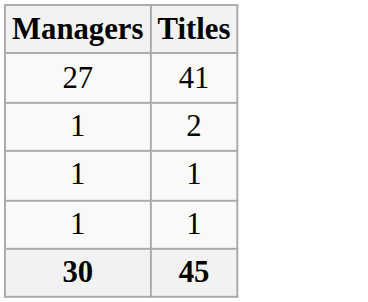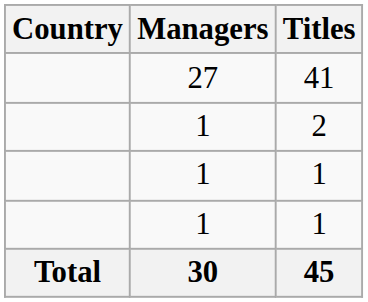+ column: (68, 28)
